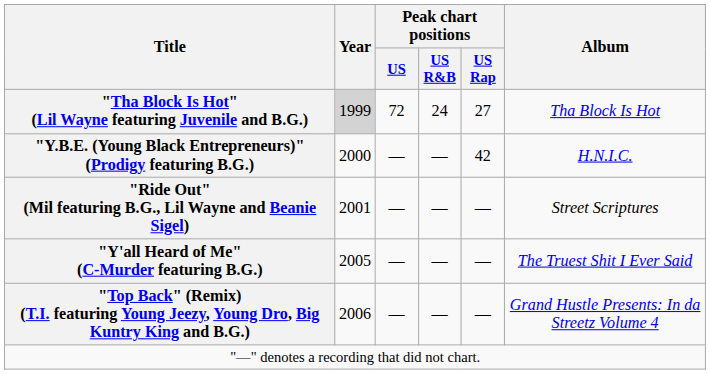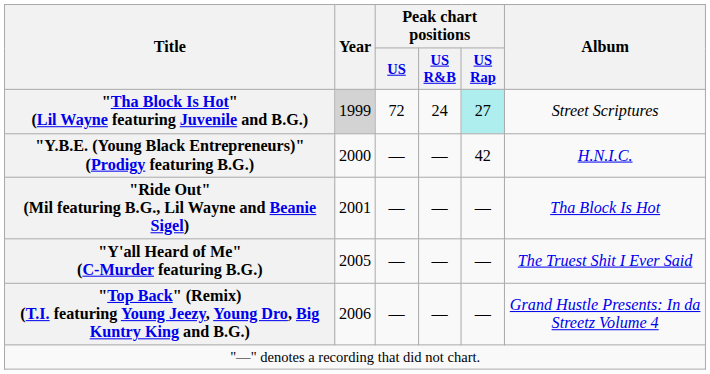(483, 111) no background -> (483, 111) paleturquoise background
(605, 111) Tha Block Is Hot -> (605, 111) Street Scriptures
(605, 208) Street Scriptures -> (605, 208) Tha Block Is Hot
